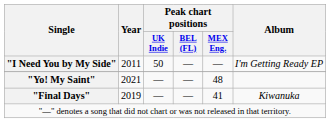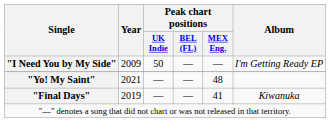(131, 64) 2011 -> (131, 64) 2009
